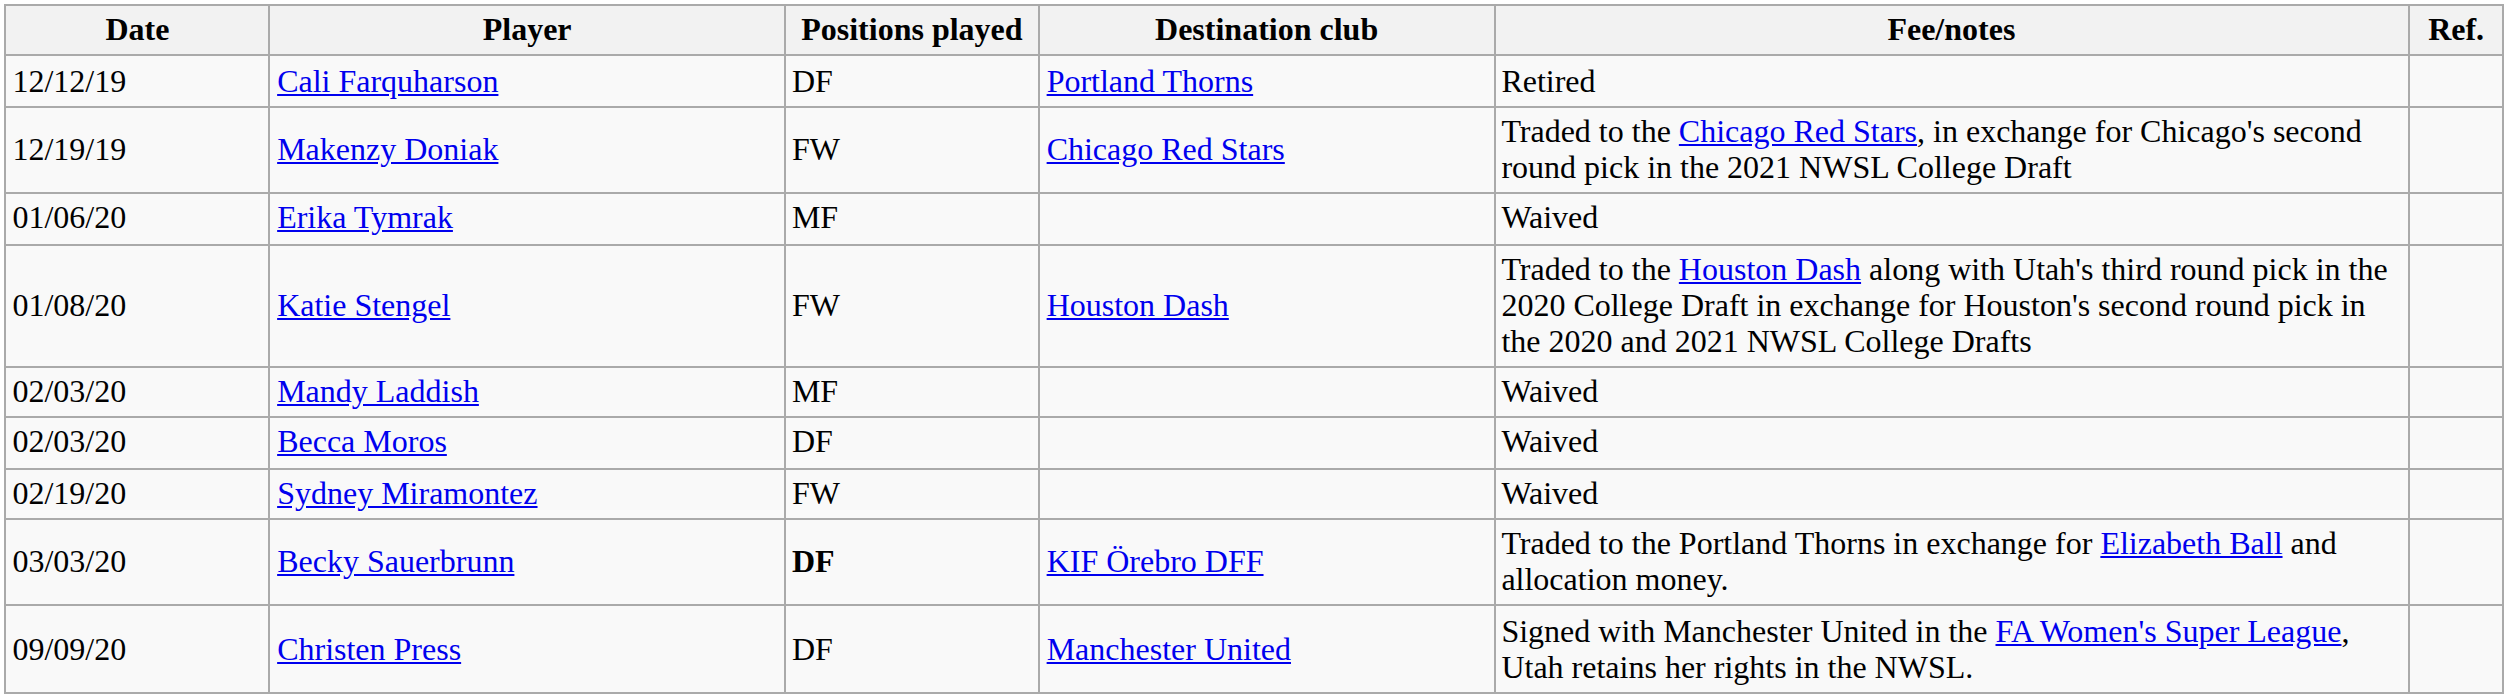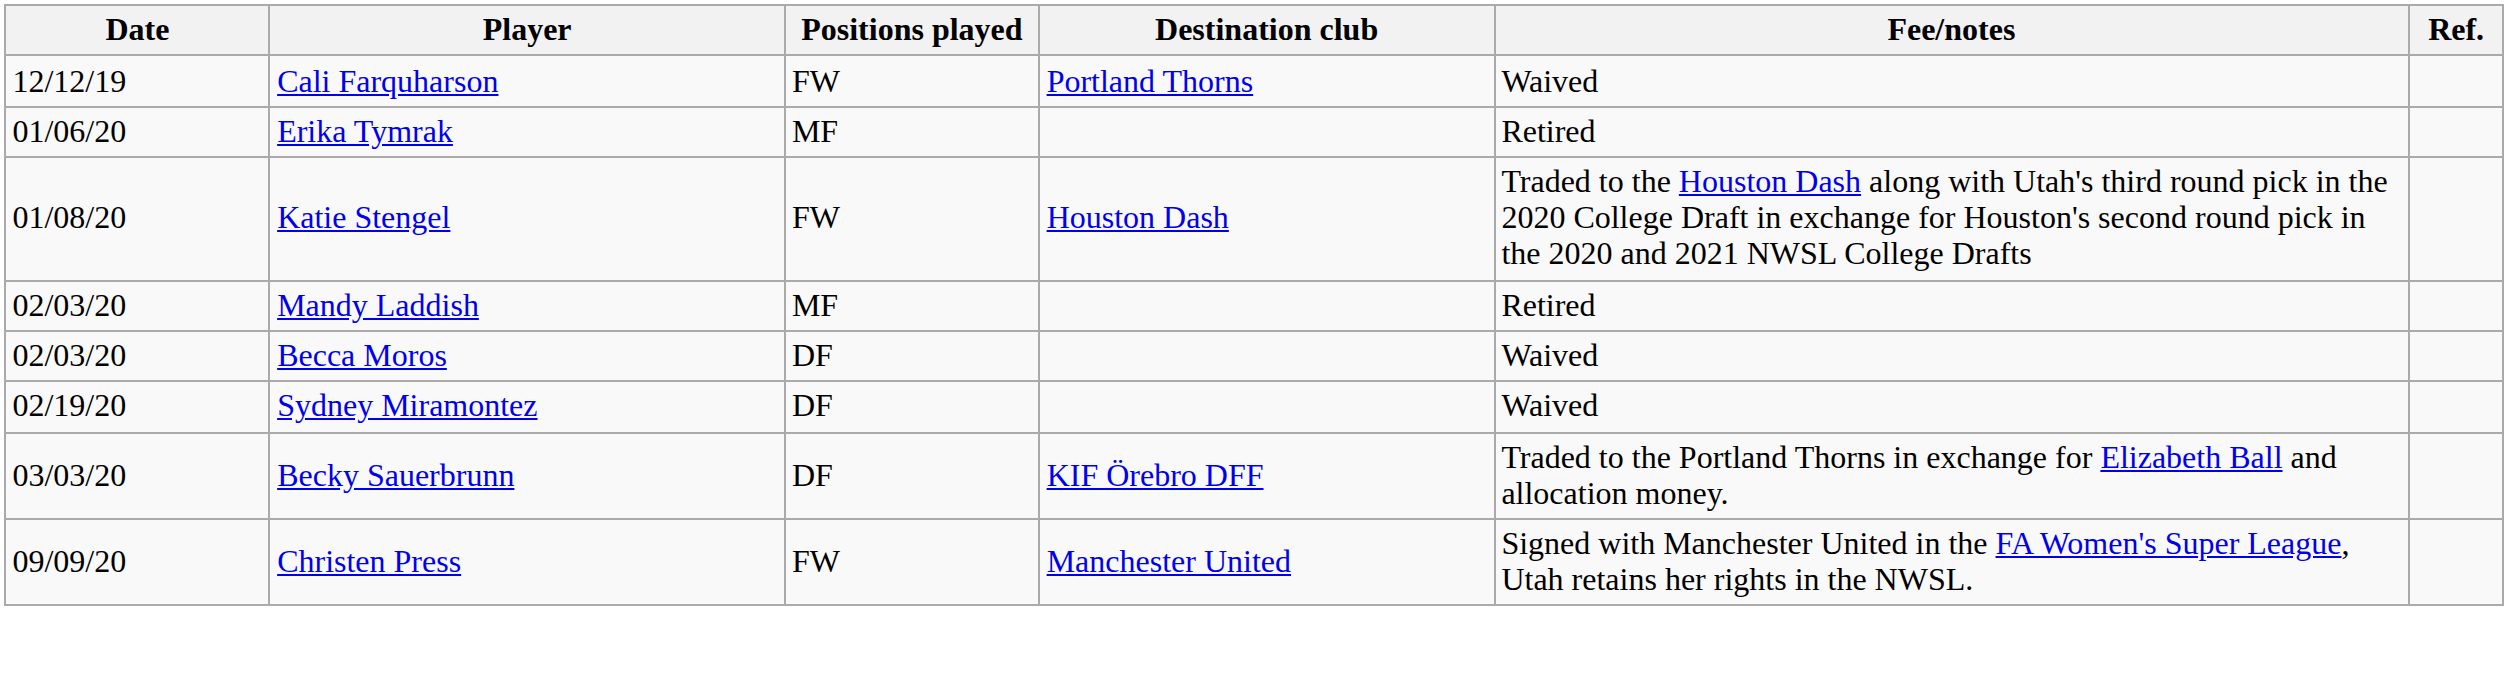(812, 80) DF -> (816, 80) FW
(1548, 80) Retired -> (1550, 80) Waived
- row: (388, 149)
(1550, 218) Waived -> (1548, 131) Retired
(1550, 391) Waived -> (1548, 304) Retired
(816, 493) FW -> (812, 406) DF
(813, 561) bold -> (812, 475) normal
(812, 648) DF -> (816, 561) FW
